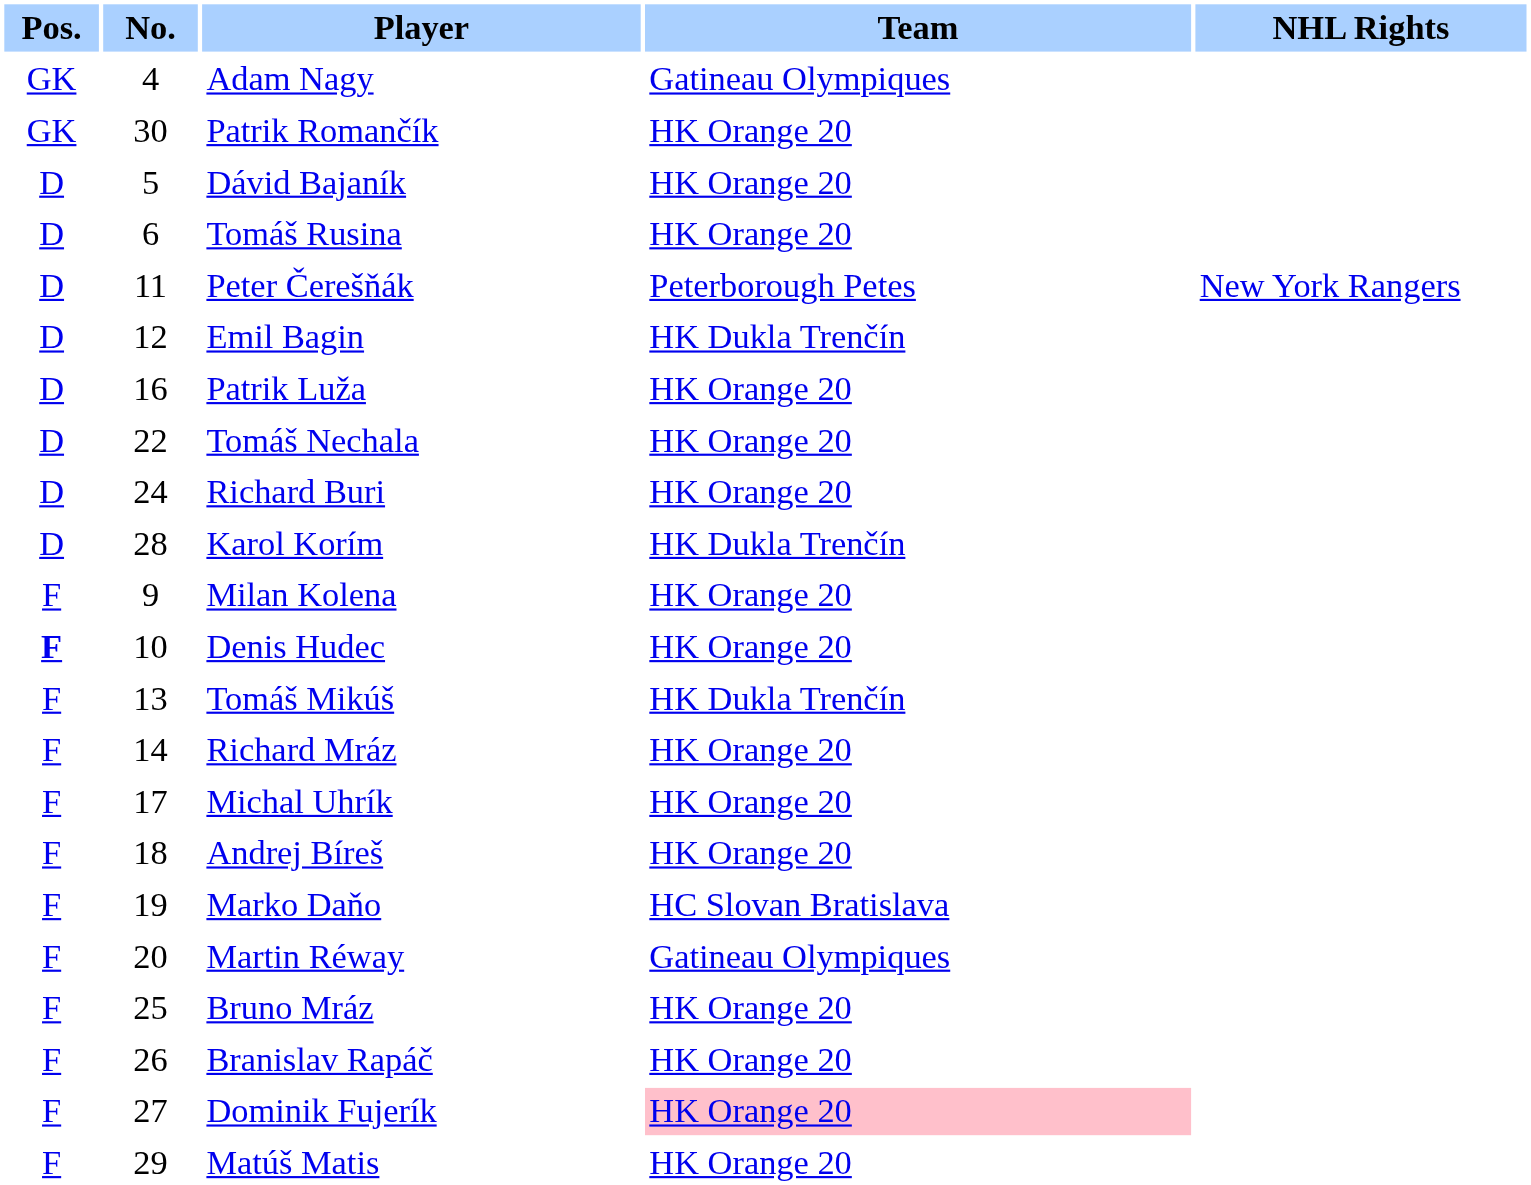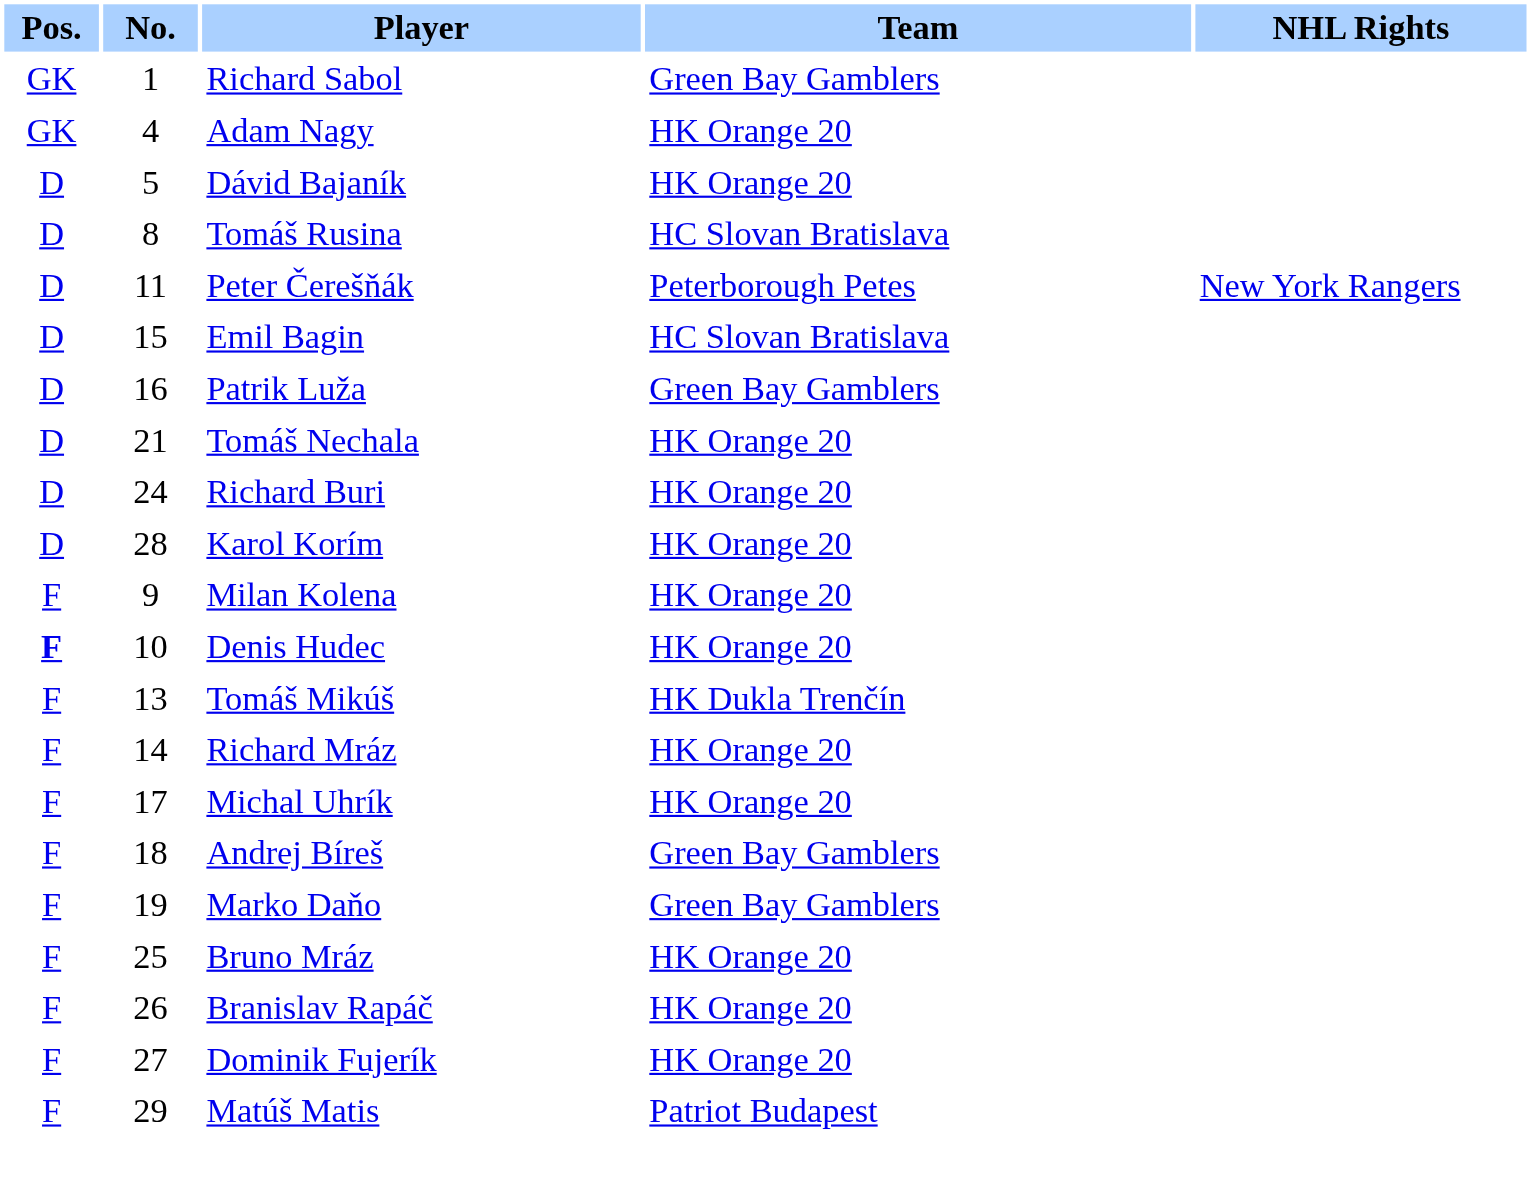+ row: (304, 78)
(800, 78) Gatineau Olympiques -> (751, 130) HK Orange 20
- row: (322, 130)
(151, 233) 6 -> (151, 233) 8
(751, 233) HK Orange 20 -> (799, 233) HC Slovan Bratislava
(151, 336) 12 -> (151, 336) 15
(777, 336) HK Dukla Trenčín -> (799, 336) HC Slovan Bratislava
(751, 388) HK Orange 20 -> (794, 388) Green Bay Gamblers
(151, 440) 22 -> (151, 440) 21
(777, 543) HK Dukla Trenčín -> (751, 543) HK Orange 20
(751, 852) HK Orange 20 -> (794, 852) Green Bay Gamblers
(799, 904) HC Slovan Bratislava -> (794, 904) Green Bay Gamblers
- row: (305, 956)
(751, 1110) pink background -> (751, 1059) no background
(751, 1162) HK Orange 20 -> (763, 1110) Patriot Budapest
